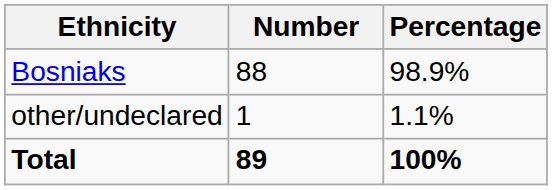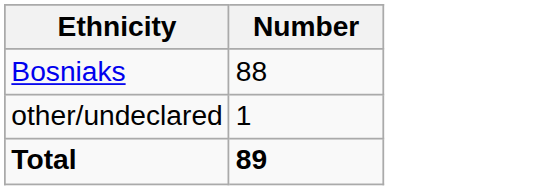- column: (465, 26)
